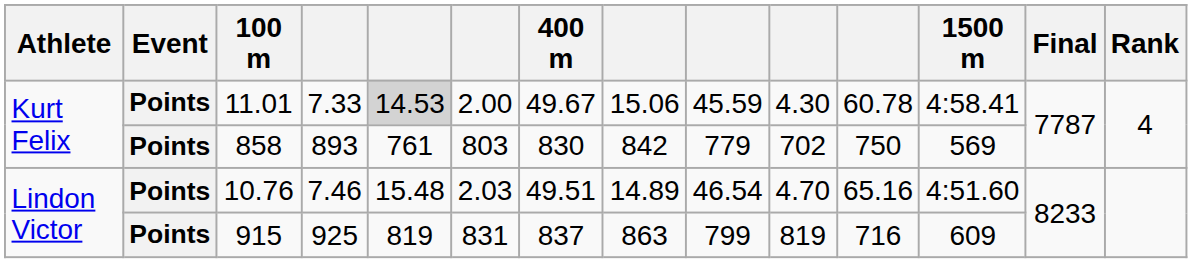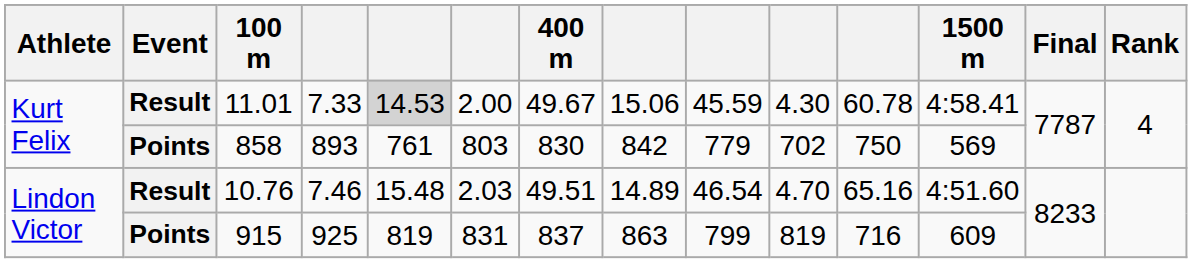(170, 103) Points -> (170, 103) Result
(170, 191) Points -> (170, 191) Result
